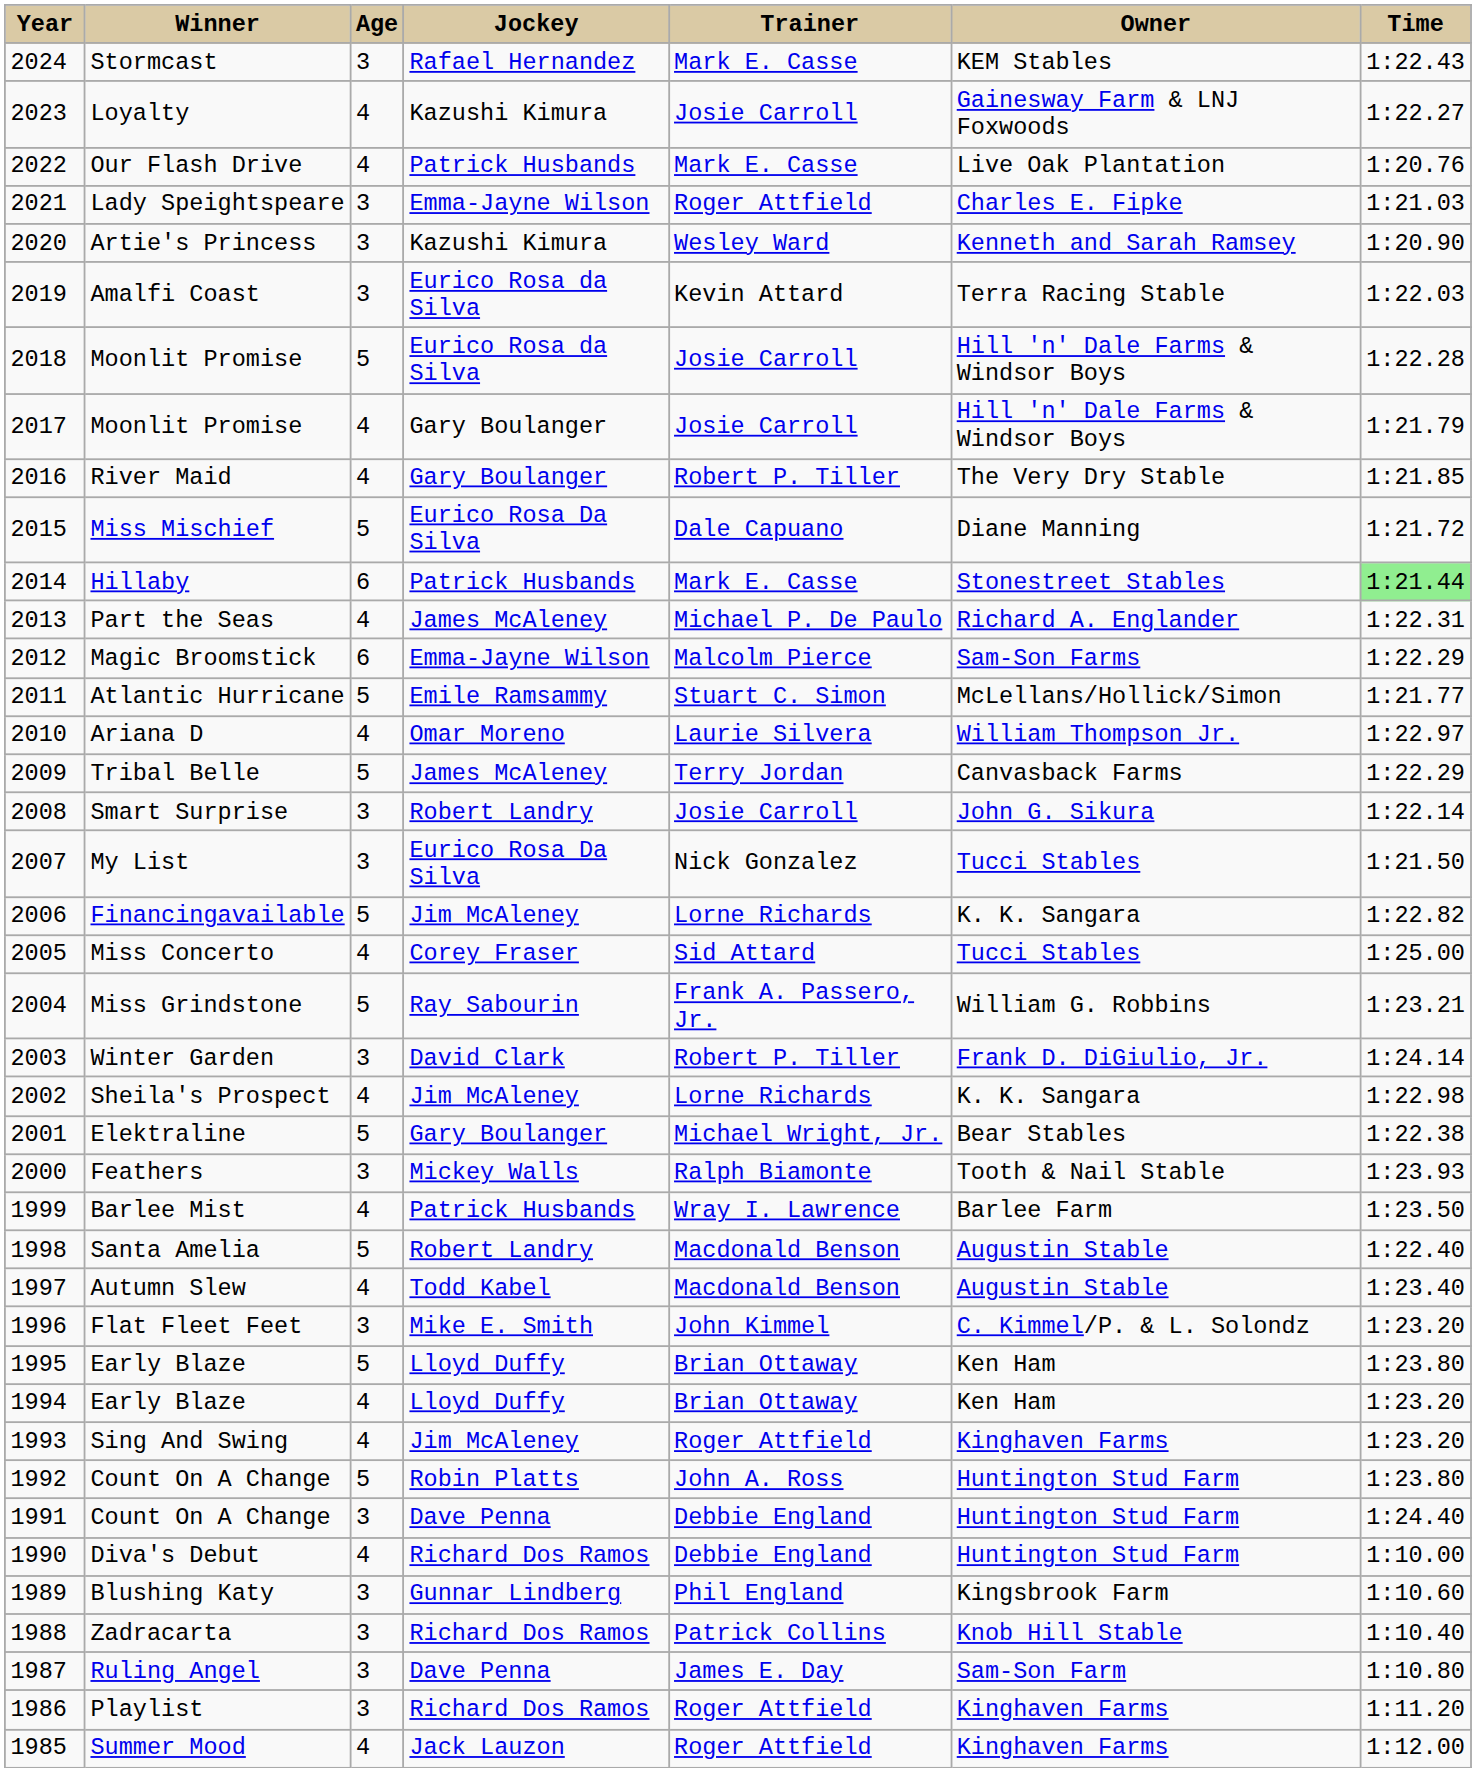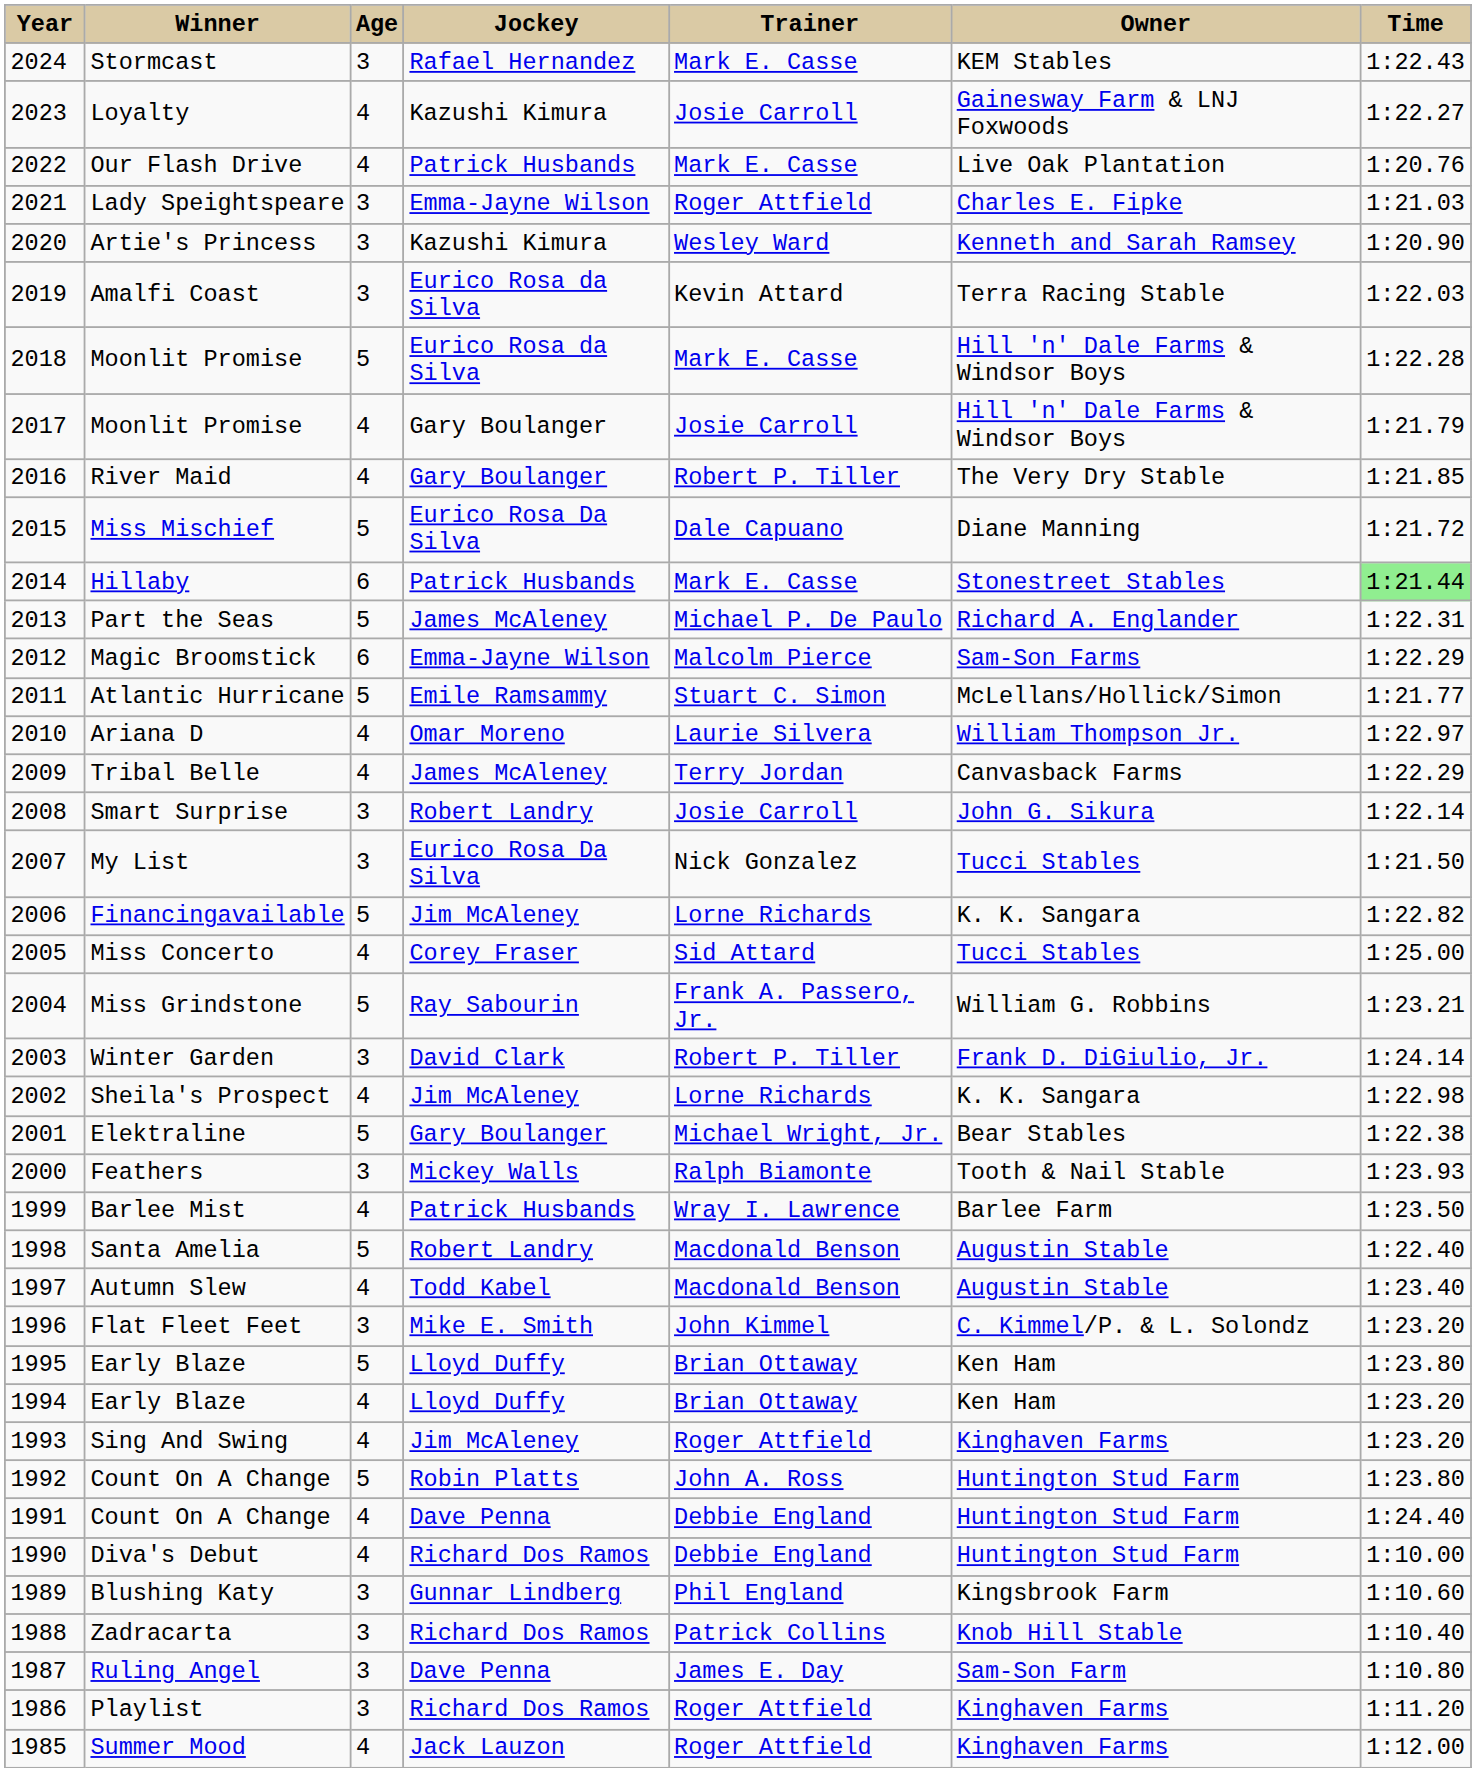(766, 360) Josie Carroll -> (766, 360) Mark E. Casse
(363, 620) 4 -> (363, 620) 5
(363, 773) 5 -> (363, 773) 4
(363, 1518) 3 -> (363, 1518) 4
